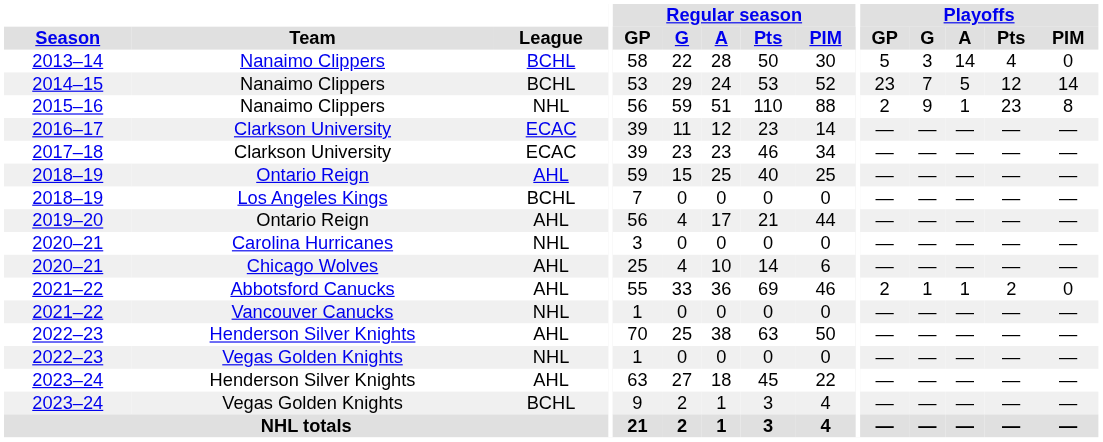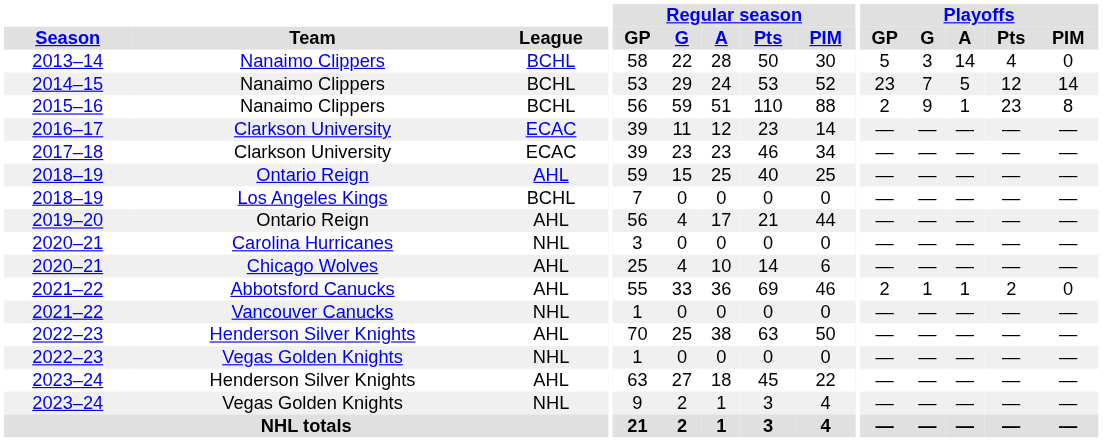(551, 106) NHL -> (551, 106) BCHL
(551, 402) BCHL -> (551, 402) NHL
